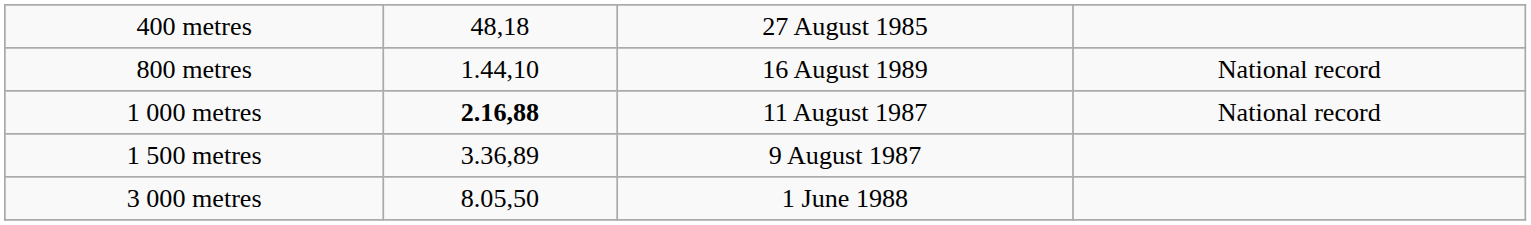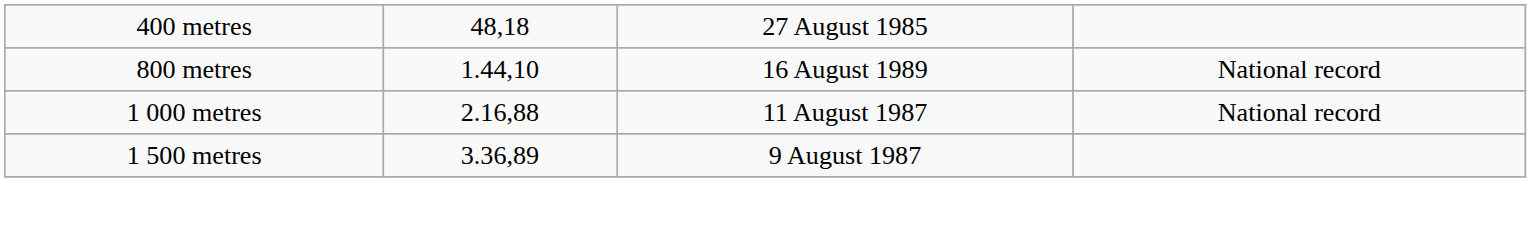(500, 112) bold -> (500, 112) normal
- row: (194, 198)
